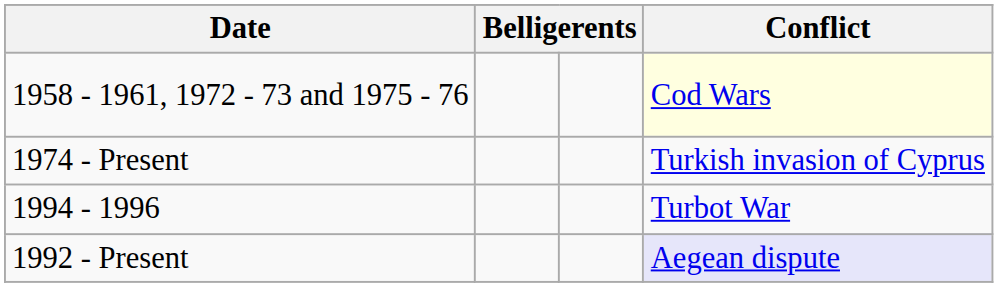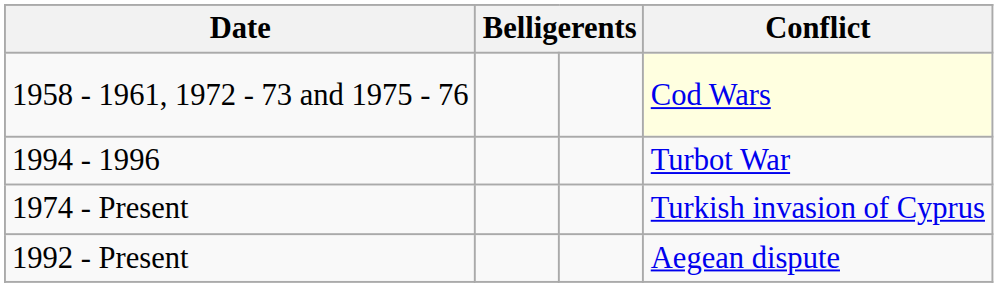rows swapped: (100, 160) <-> (86, 208)
(745, 256) lavender background -> (745, 256) no background
